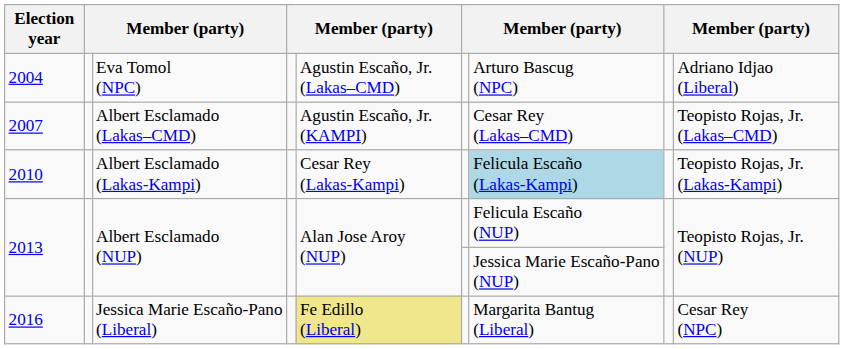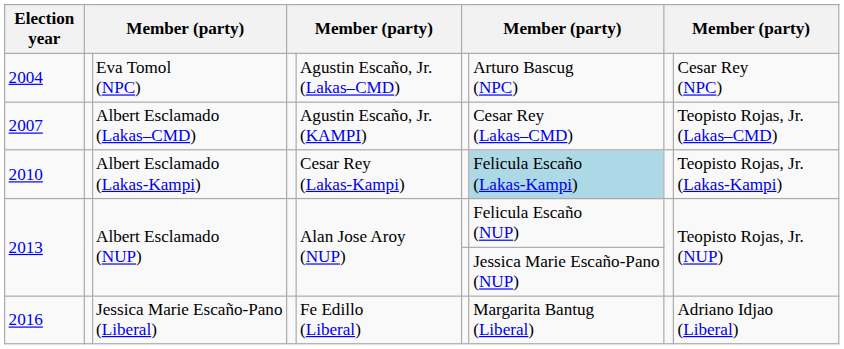(725, 77) Adriano Idjao (Liberal) -> (713, 77) Cesar Rey (NPC)
(332, 320) khaki background -> (332, 320) no background
(713, 320) Cesar Rey (NPC) -> (725, 320) Adriano Idjao (Liberal)
